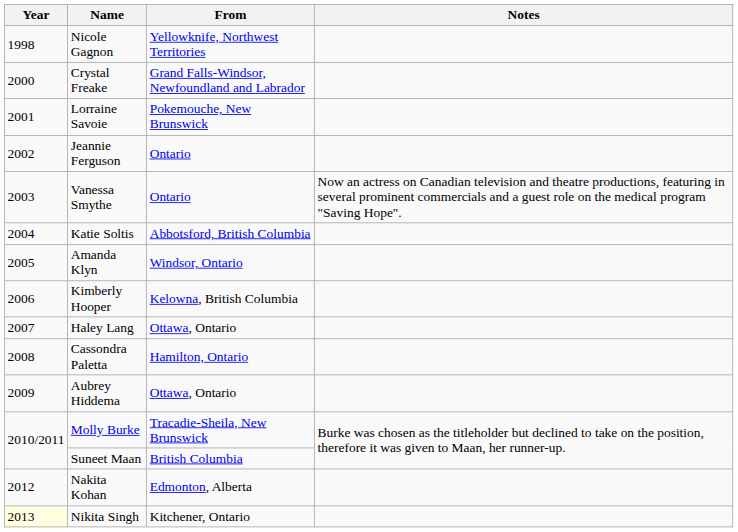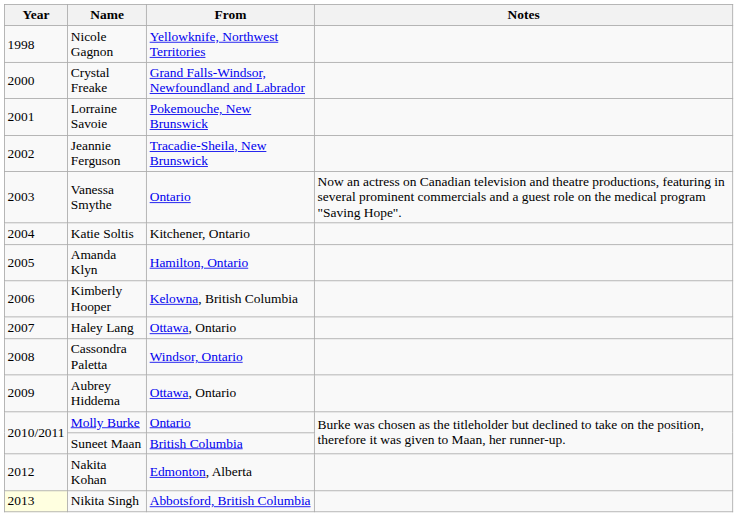(170, 153) Ontario -> (208, 153) Tracadie-Sheila, New Brunswick
(230, 233) Abbotsford, British Columbia -> (200, 233) Kitchener, Ontario
(196, 262) Windsor, Ontario -> (199, 262) Hamilton, Ontario
(199, 356) Hamilton, Ontario -> (196, 356) Windsor, Ontario
(208, 429) Tracadie-Sheila, New Brunswick -> (170, 422) Ontario
(200, 516) Kitchener, Ontario -> (230, 501) Abbotsford, British Columbia
